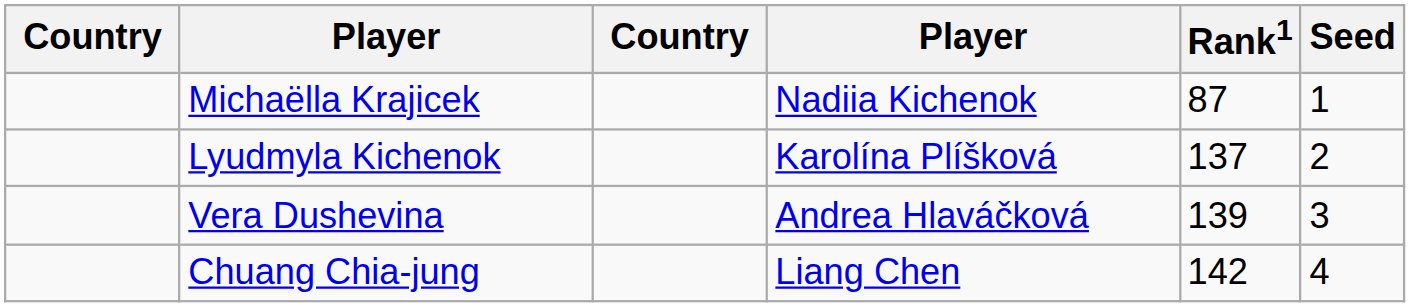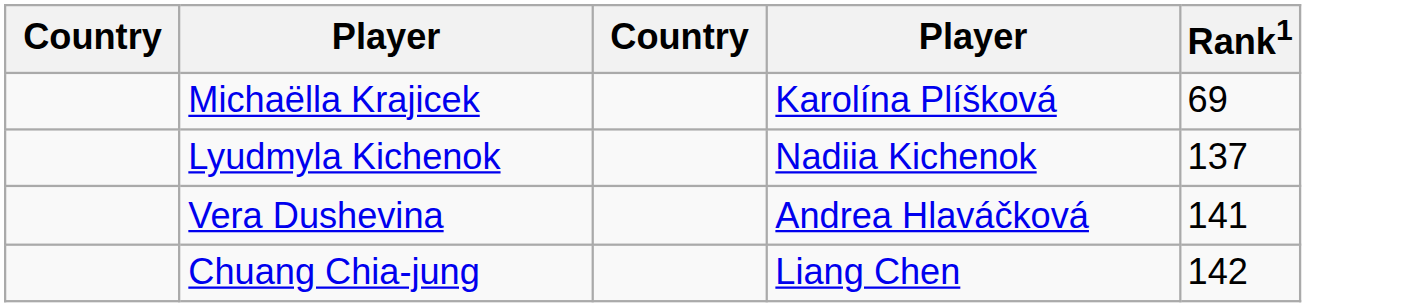- column: (1353, 38)
(906, 100) Nadiia Kichenok -> (916, 100) Karolína Plíšková
(1208, 100) 87 -> (1208, 100) 69
(916, 157) Karolína Plíšková -> (906, 157) Nadiia Kichenok
(1218, 214) 139 -> (1218, 214) 141
